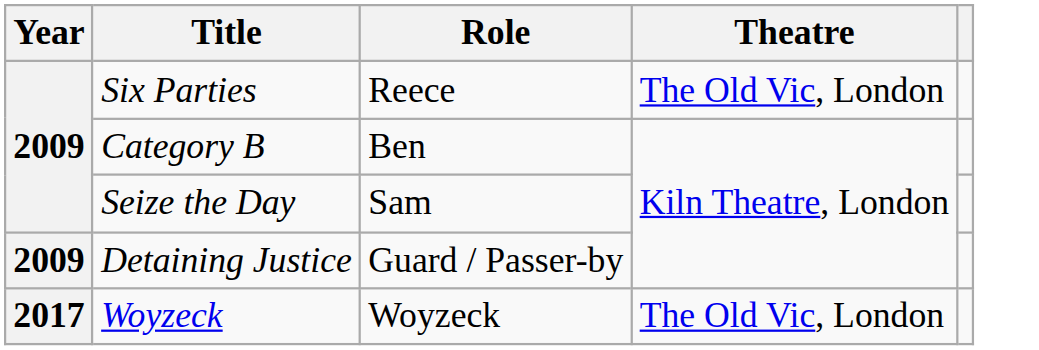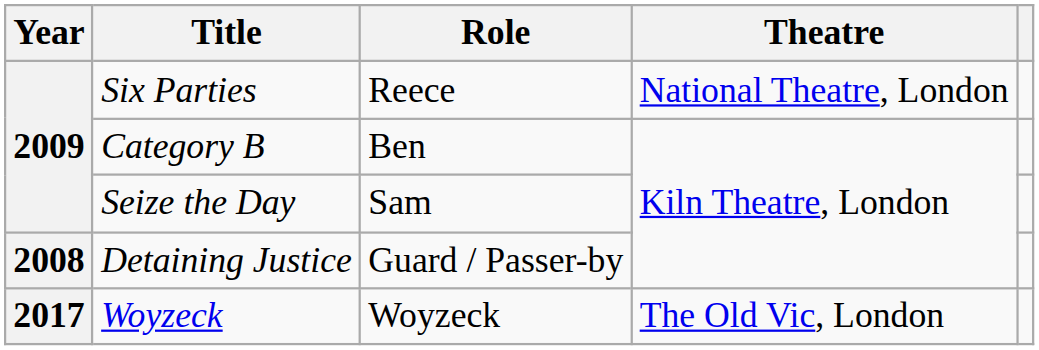(792, 89) The Old Vic, London -> (824, 89) National Theatre, London
(49, 259) 2009 -> (49, 259) 2008
